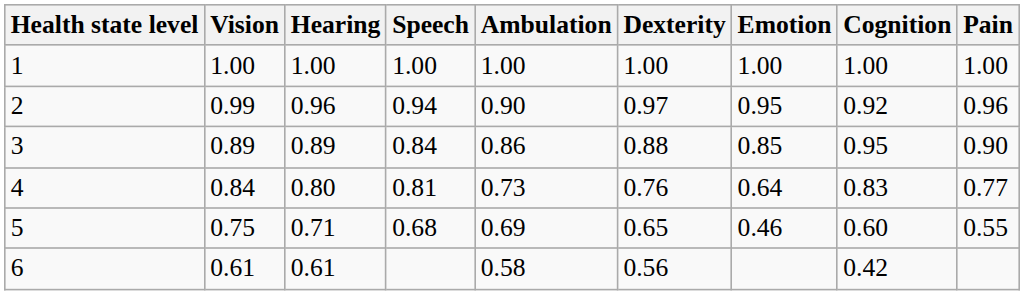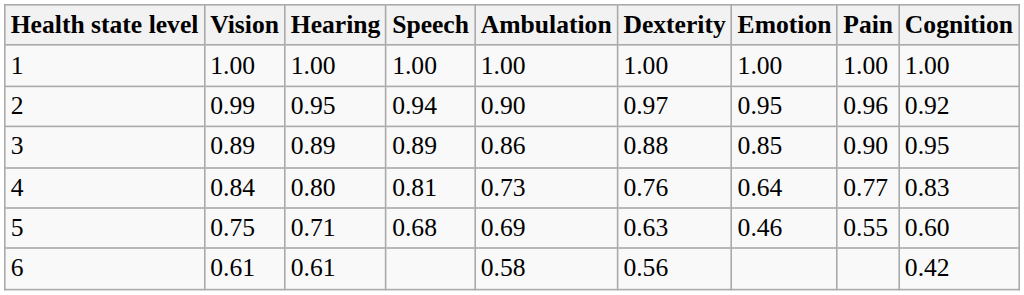columns swapped: (897, 24) <-> (988, 24)
(313, 106) 0.96 -> (313, 106) 0.95
(415, 146) 0.84 -> (415, 146) 0.89
(646, 227) 0.65 -> (646, 227) 0.63
